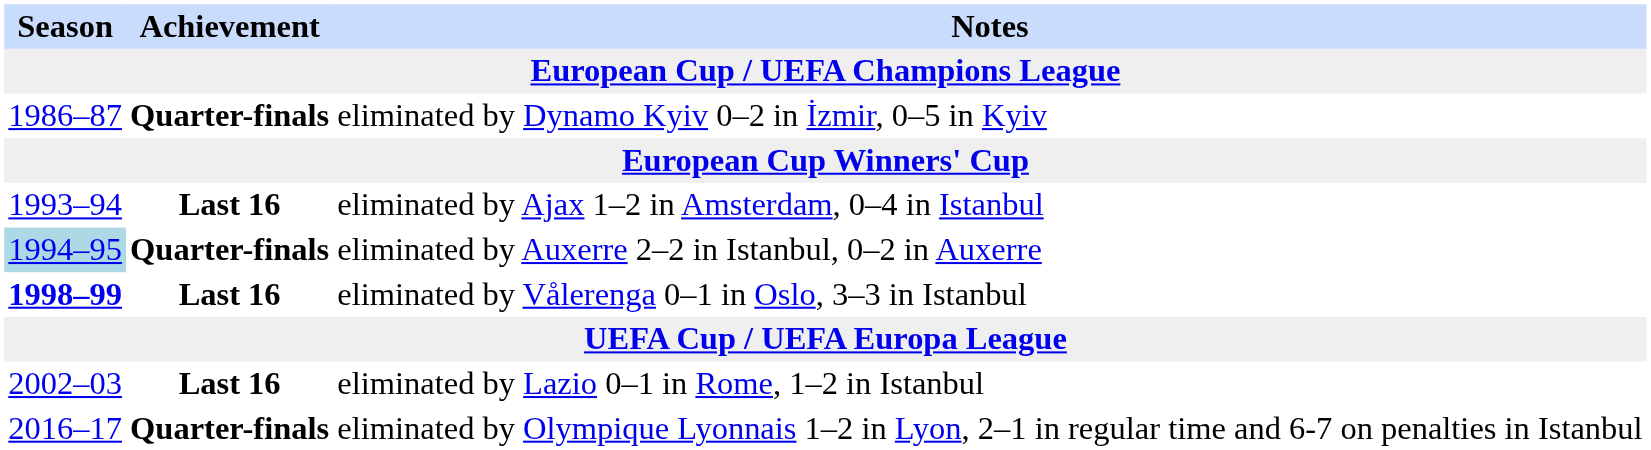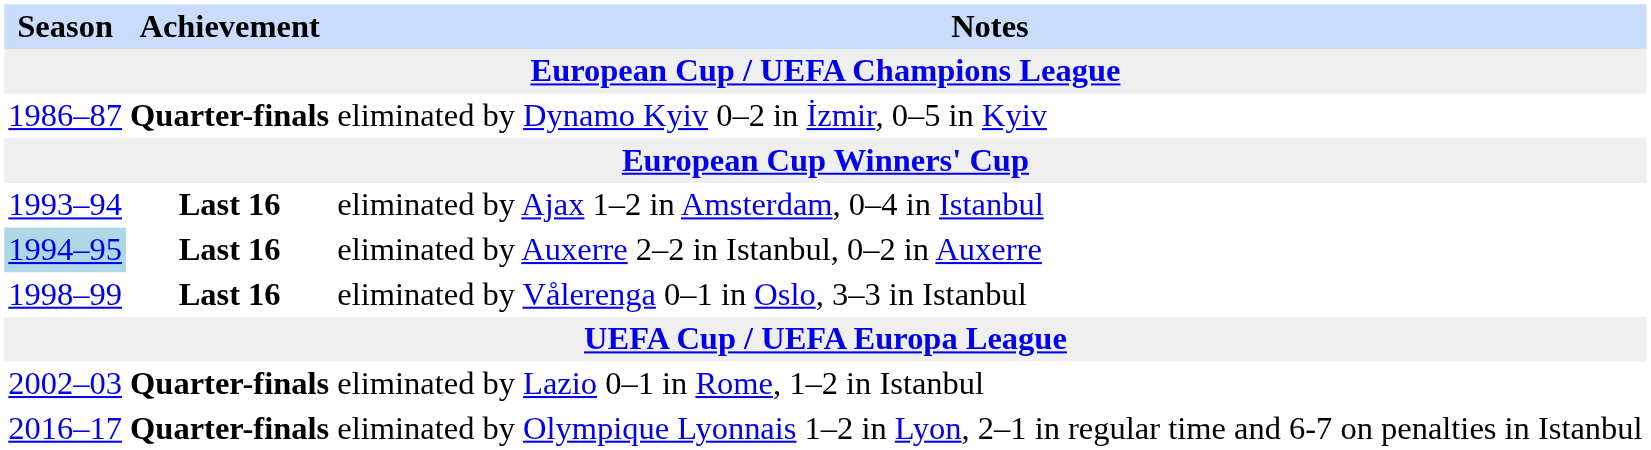(230, 249) Quarter-finals -> (230, 249) Last 16
(65, 294) bold -> (65, 294) normal
(230, 383) Last 16 -> (230, 383) Quarter-finals
